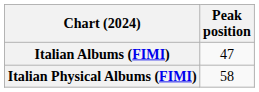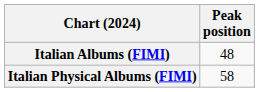(227, 53) 47 -> (227, 53) 48
